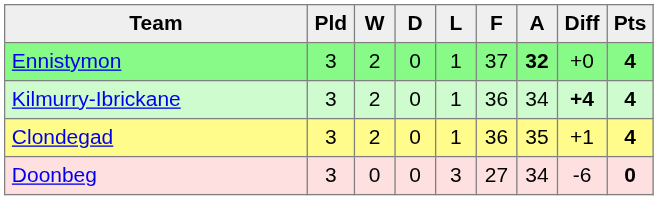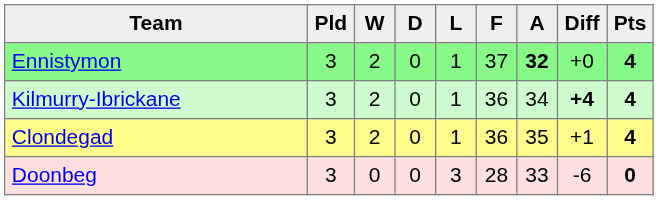(496, 175) 27 -> (496, 175) 28
(537, 175) 34 -> (537, 175) 33
